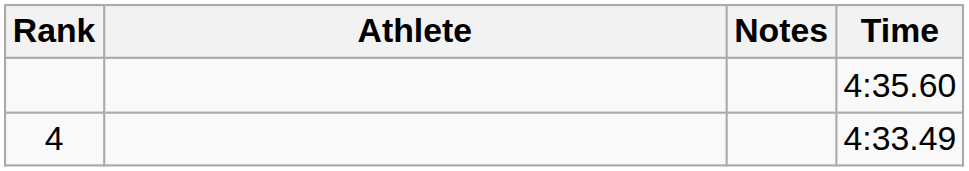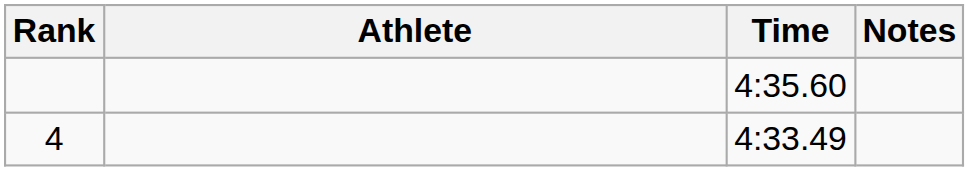columns swapped: (900, 31) <-> (781, 31)
